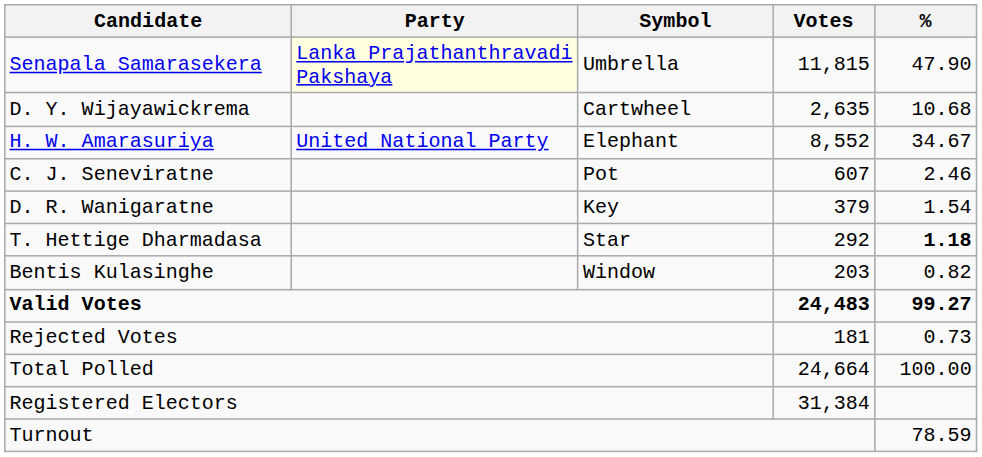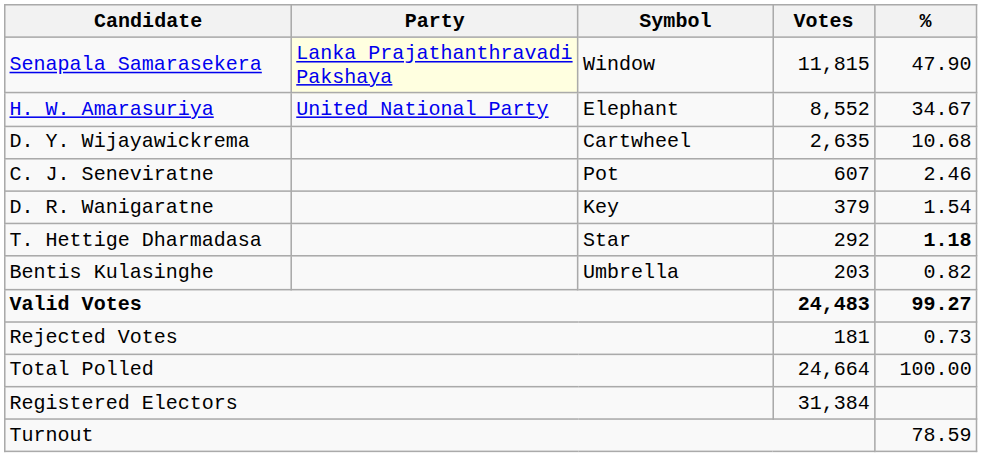(631, 65) Umbrella -> (619, 65) Window
rows swapped: (112, 142) <-> (130, 109)
(619, 273) Window -> (631, 273) Umbrella
